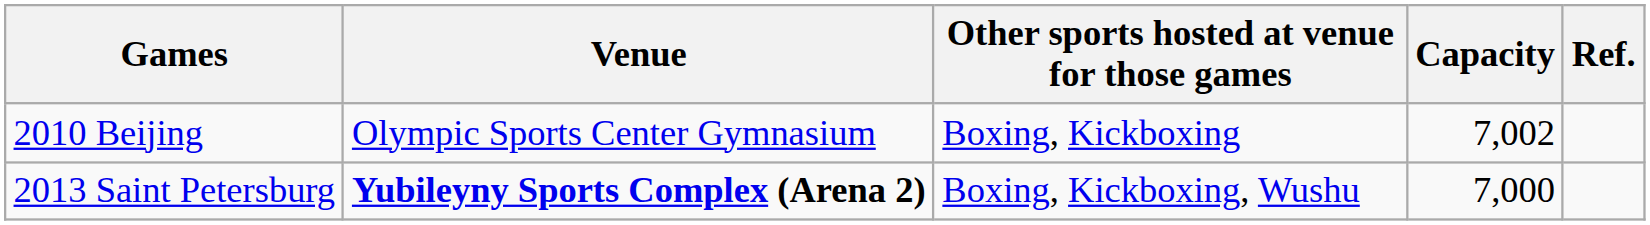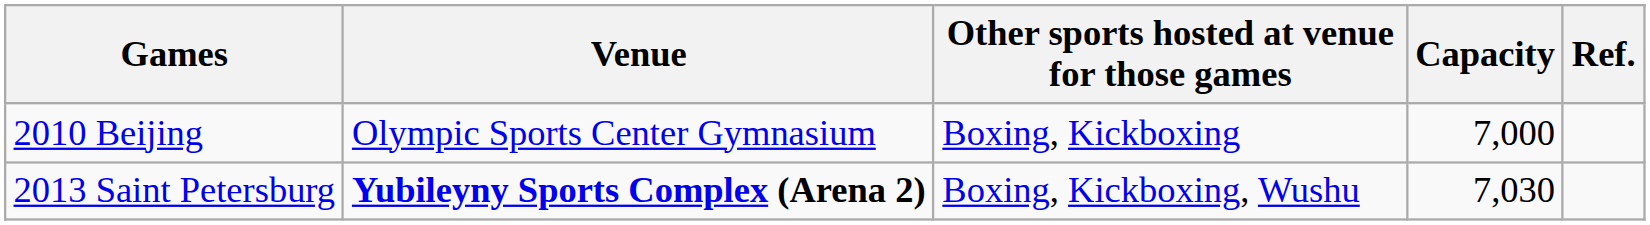(1514, 132) 7,002 -> (1514, 132) 7,000
(1514, 190) 7,000 -> (1514, 190) 7,030
